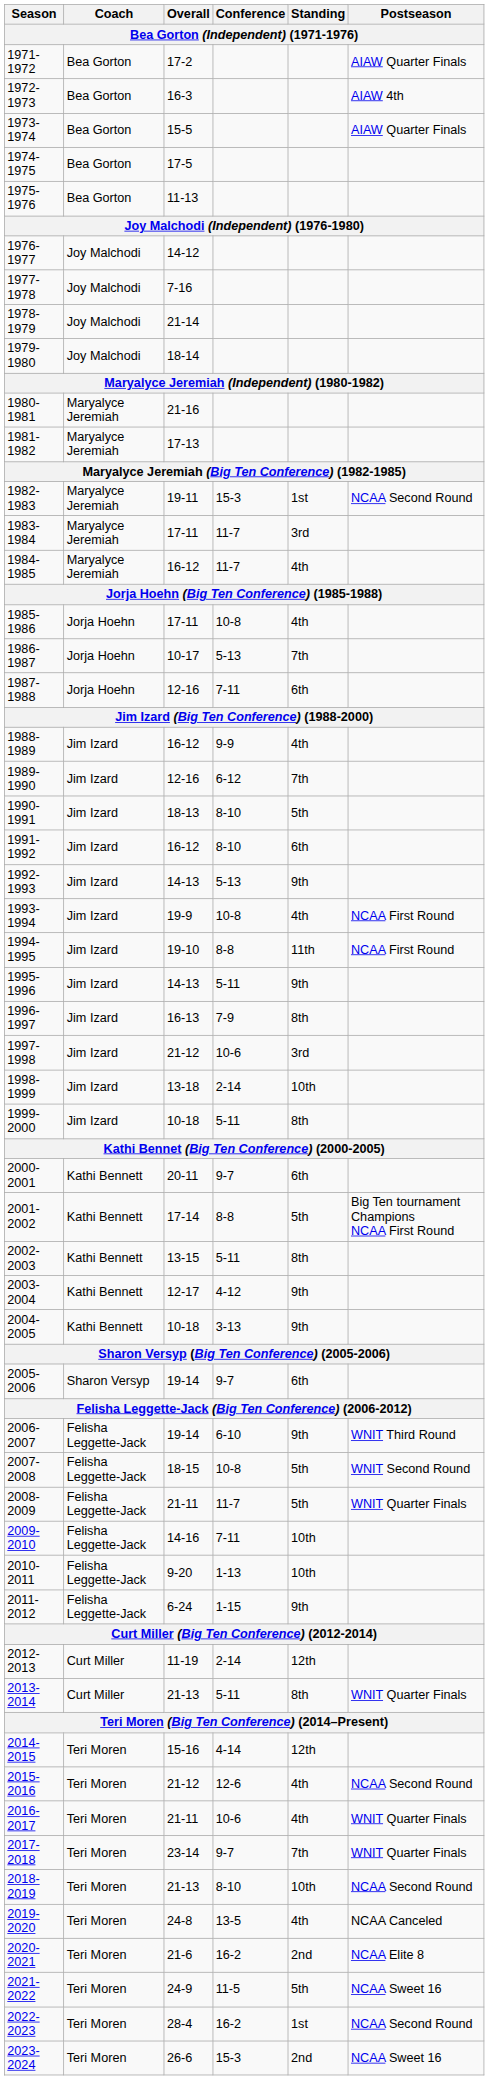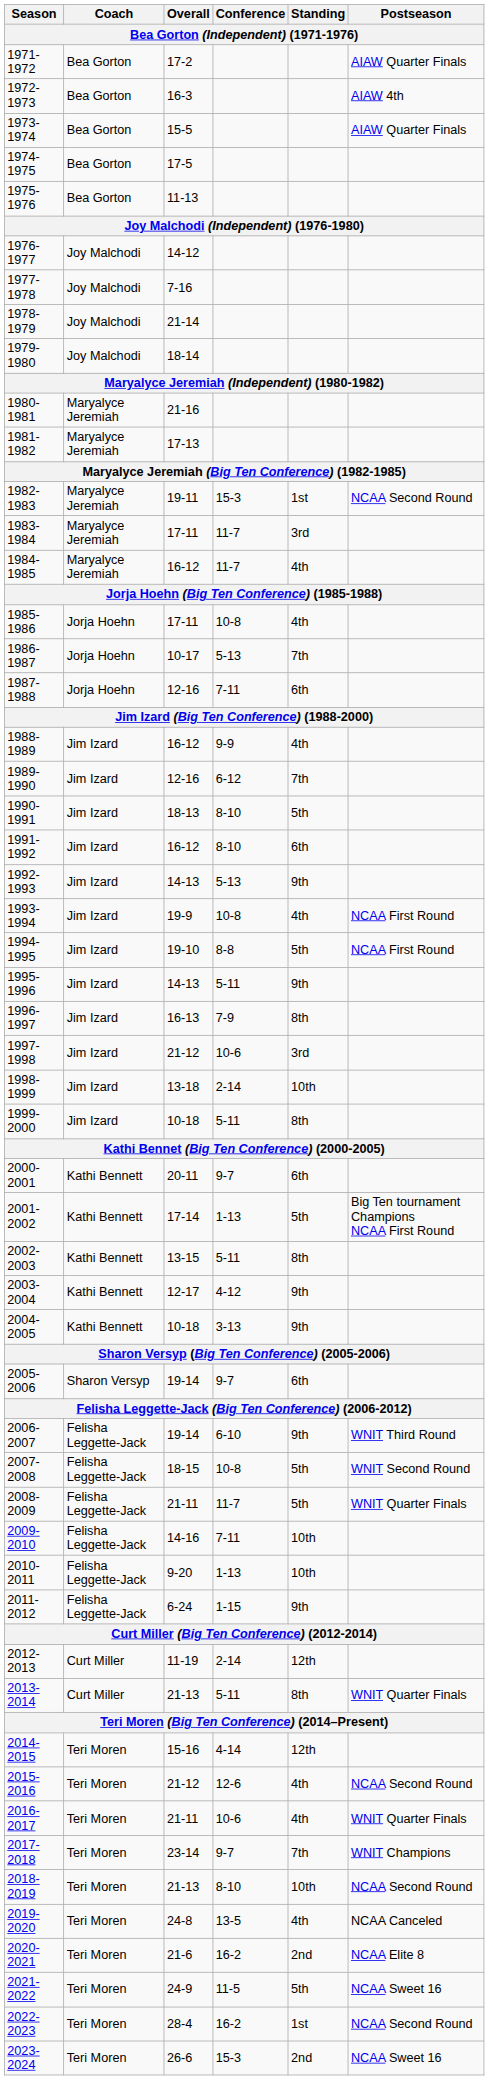(303, 950) 11th -> (300, 950) 5th
(225, 1217) 8-8 -> (228, 1217) 1-13
(409, 1852) WNIT Quarter Finals -> (401, 1852) WNIT Champions
